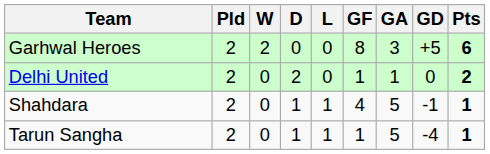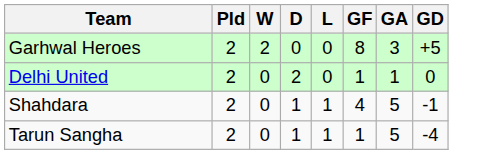- column: (467, 18)
